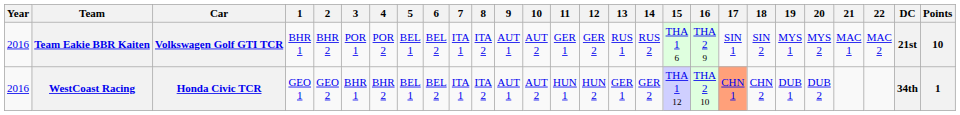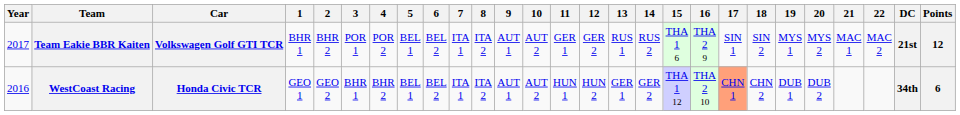(18, 44) 2016 -> (18, 44) 2017
(938, 44) 10 -> (938, 44) 12
(938, 88) 1 -> (938, 88) 6
